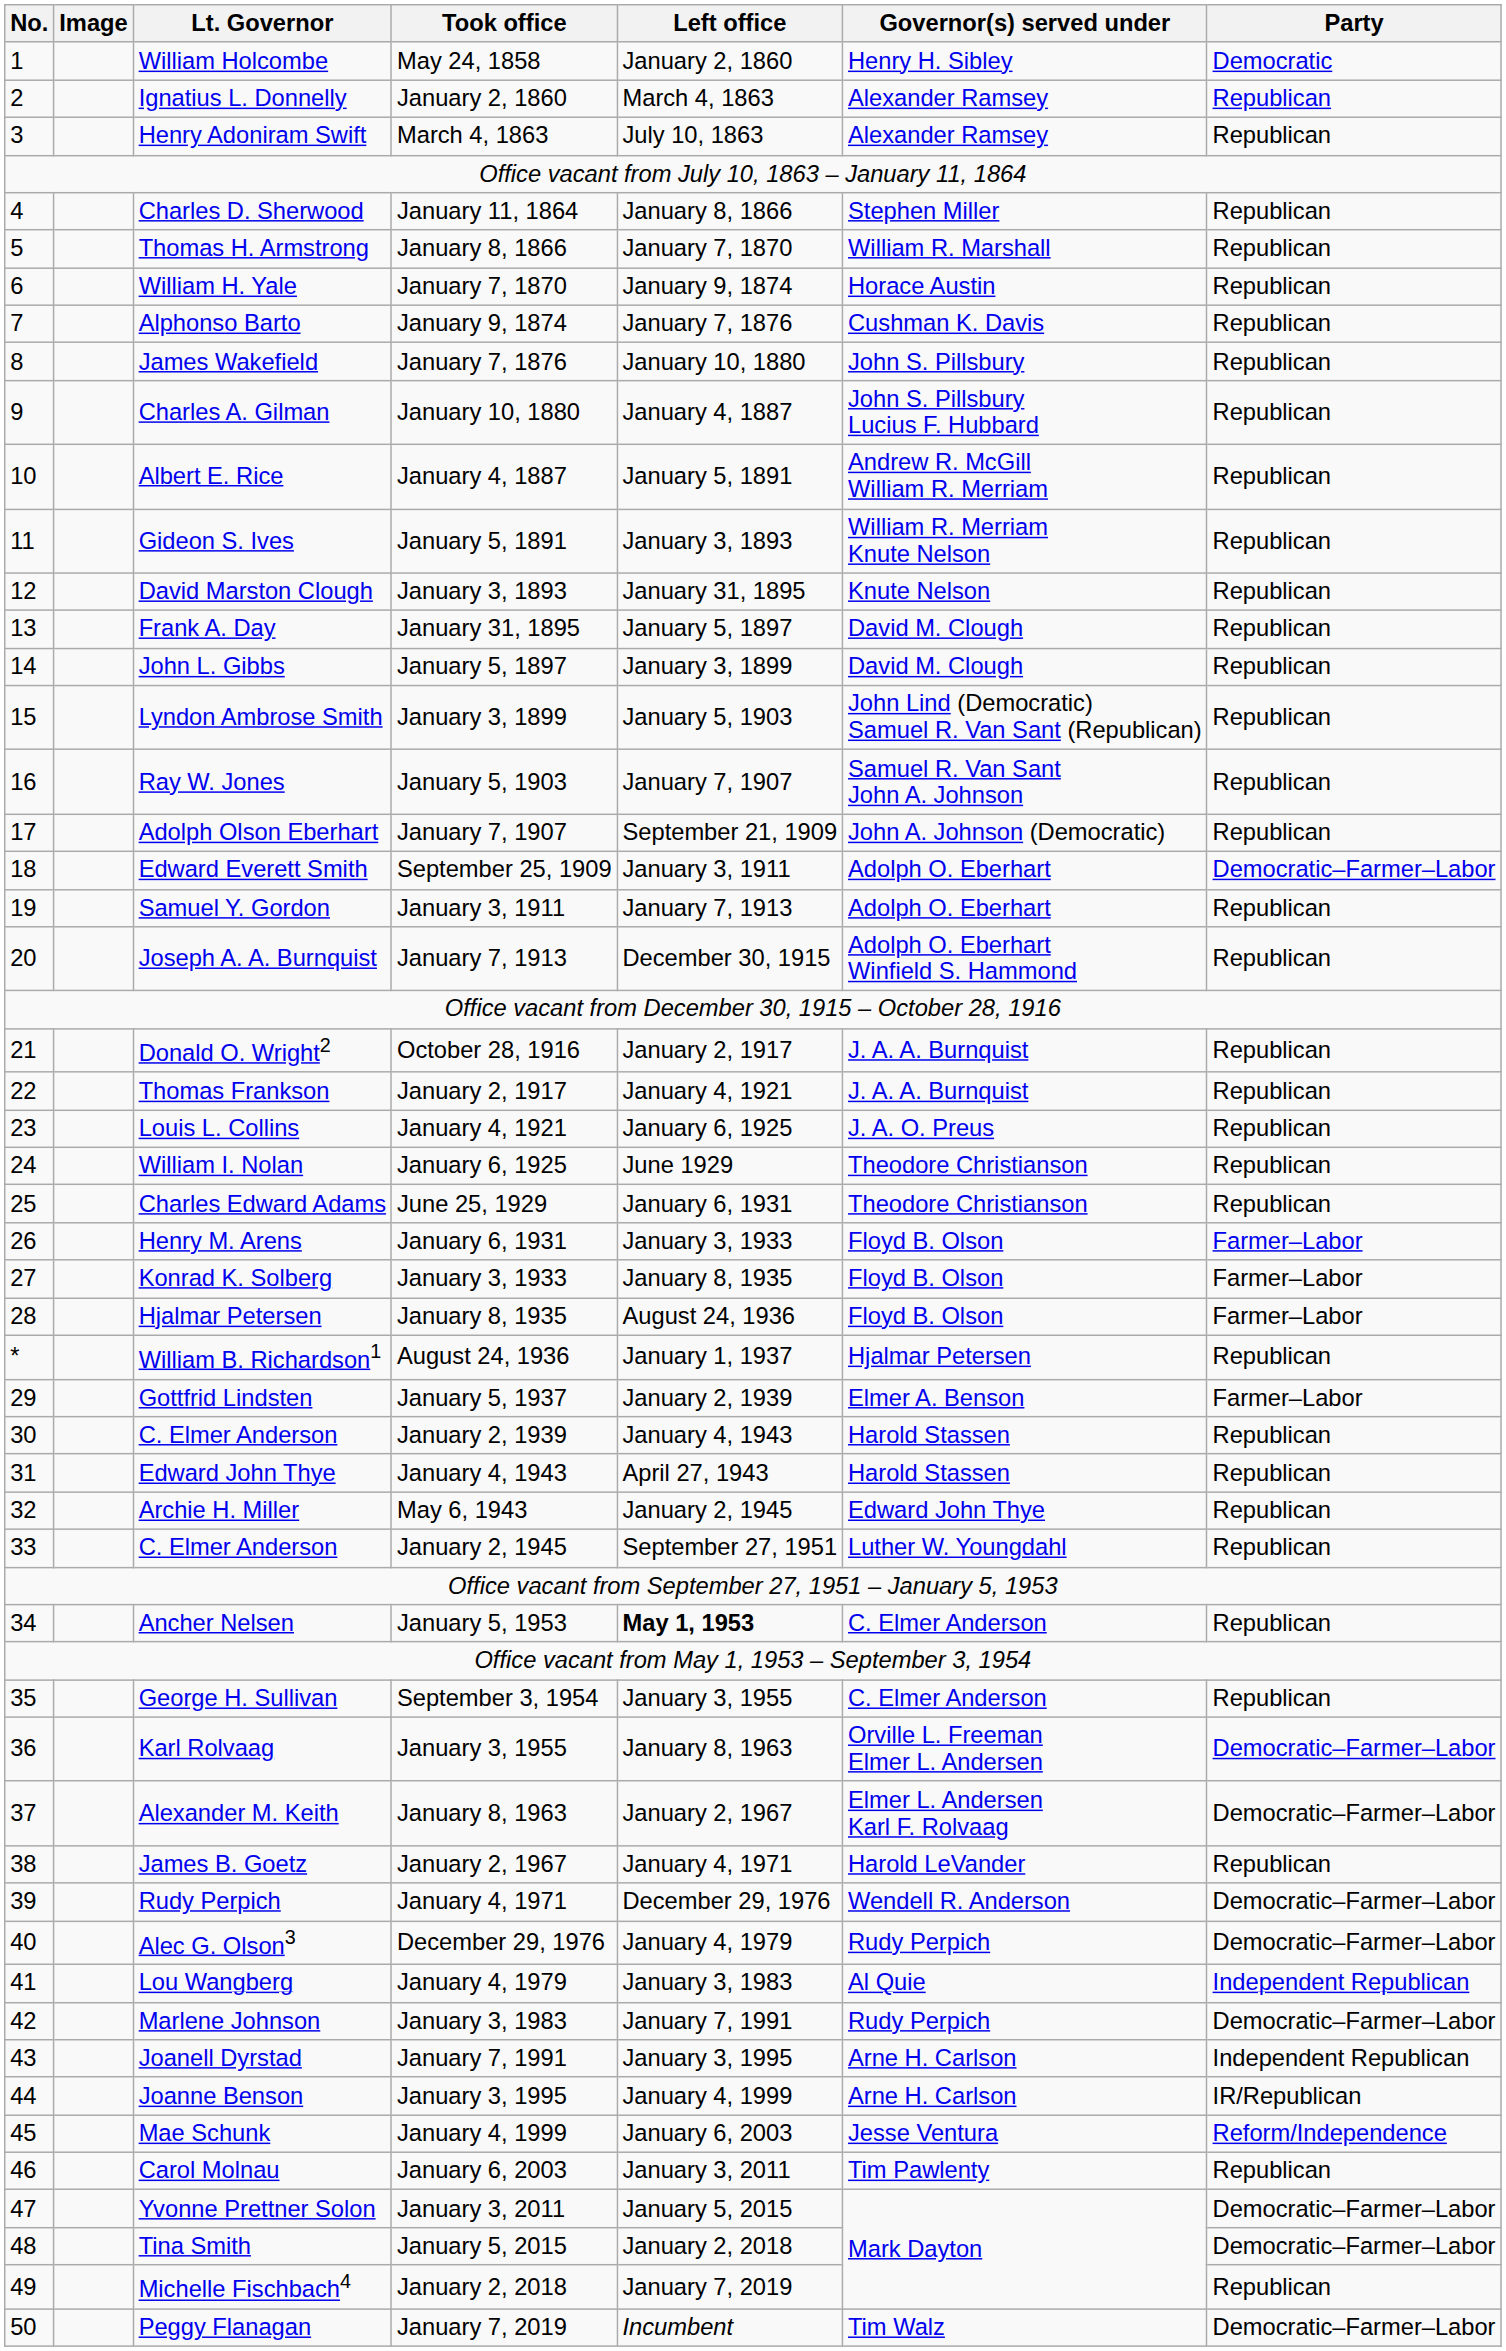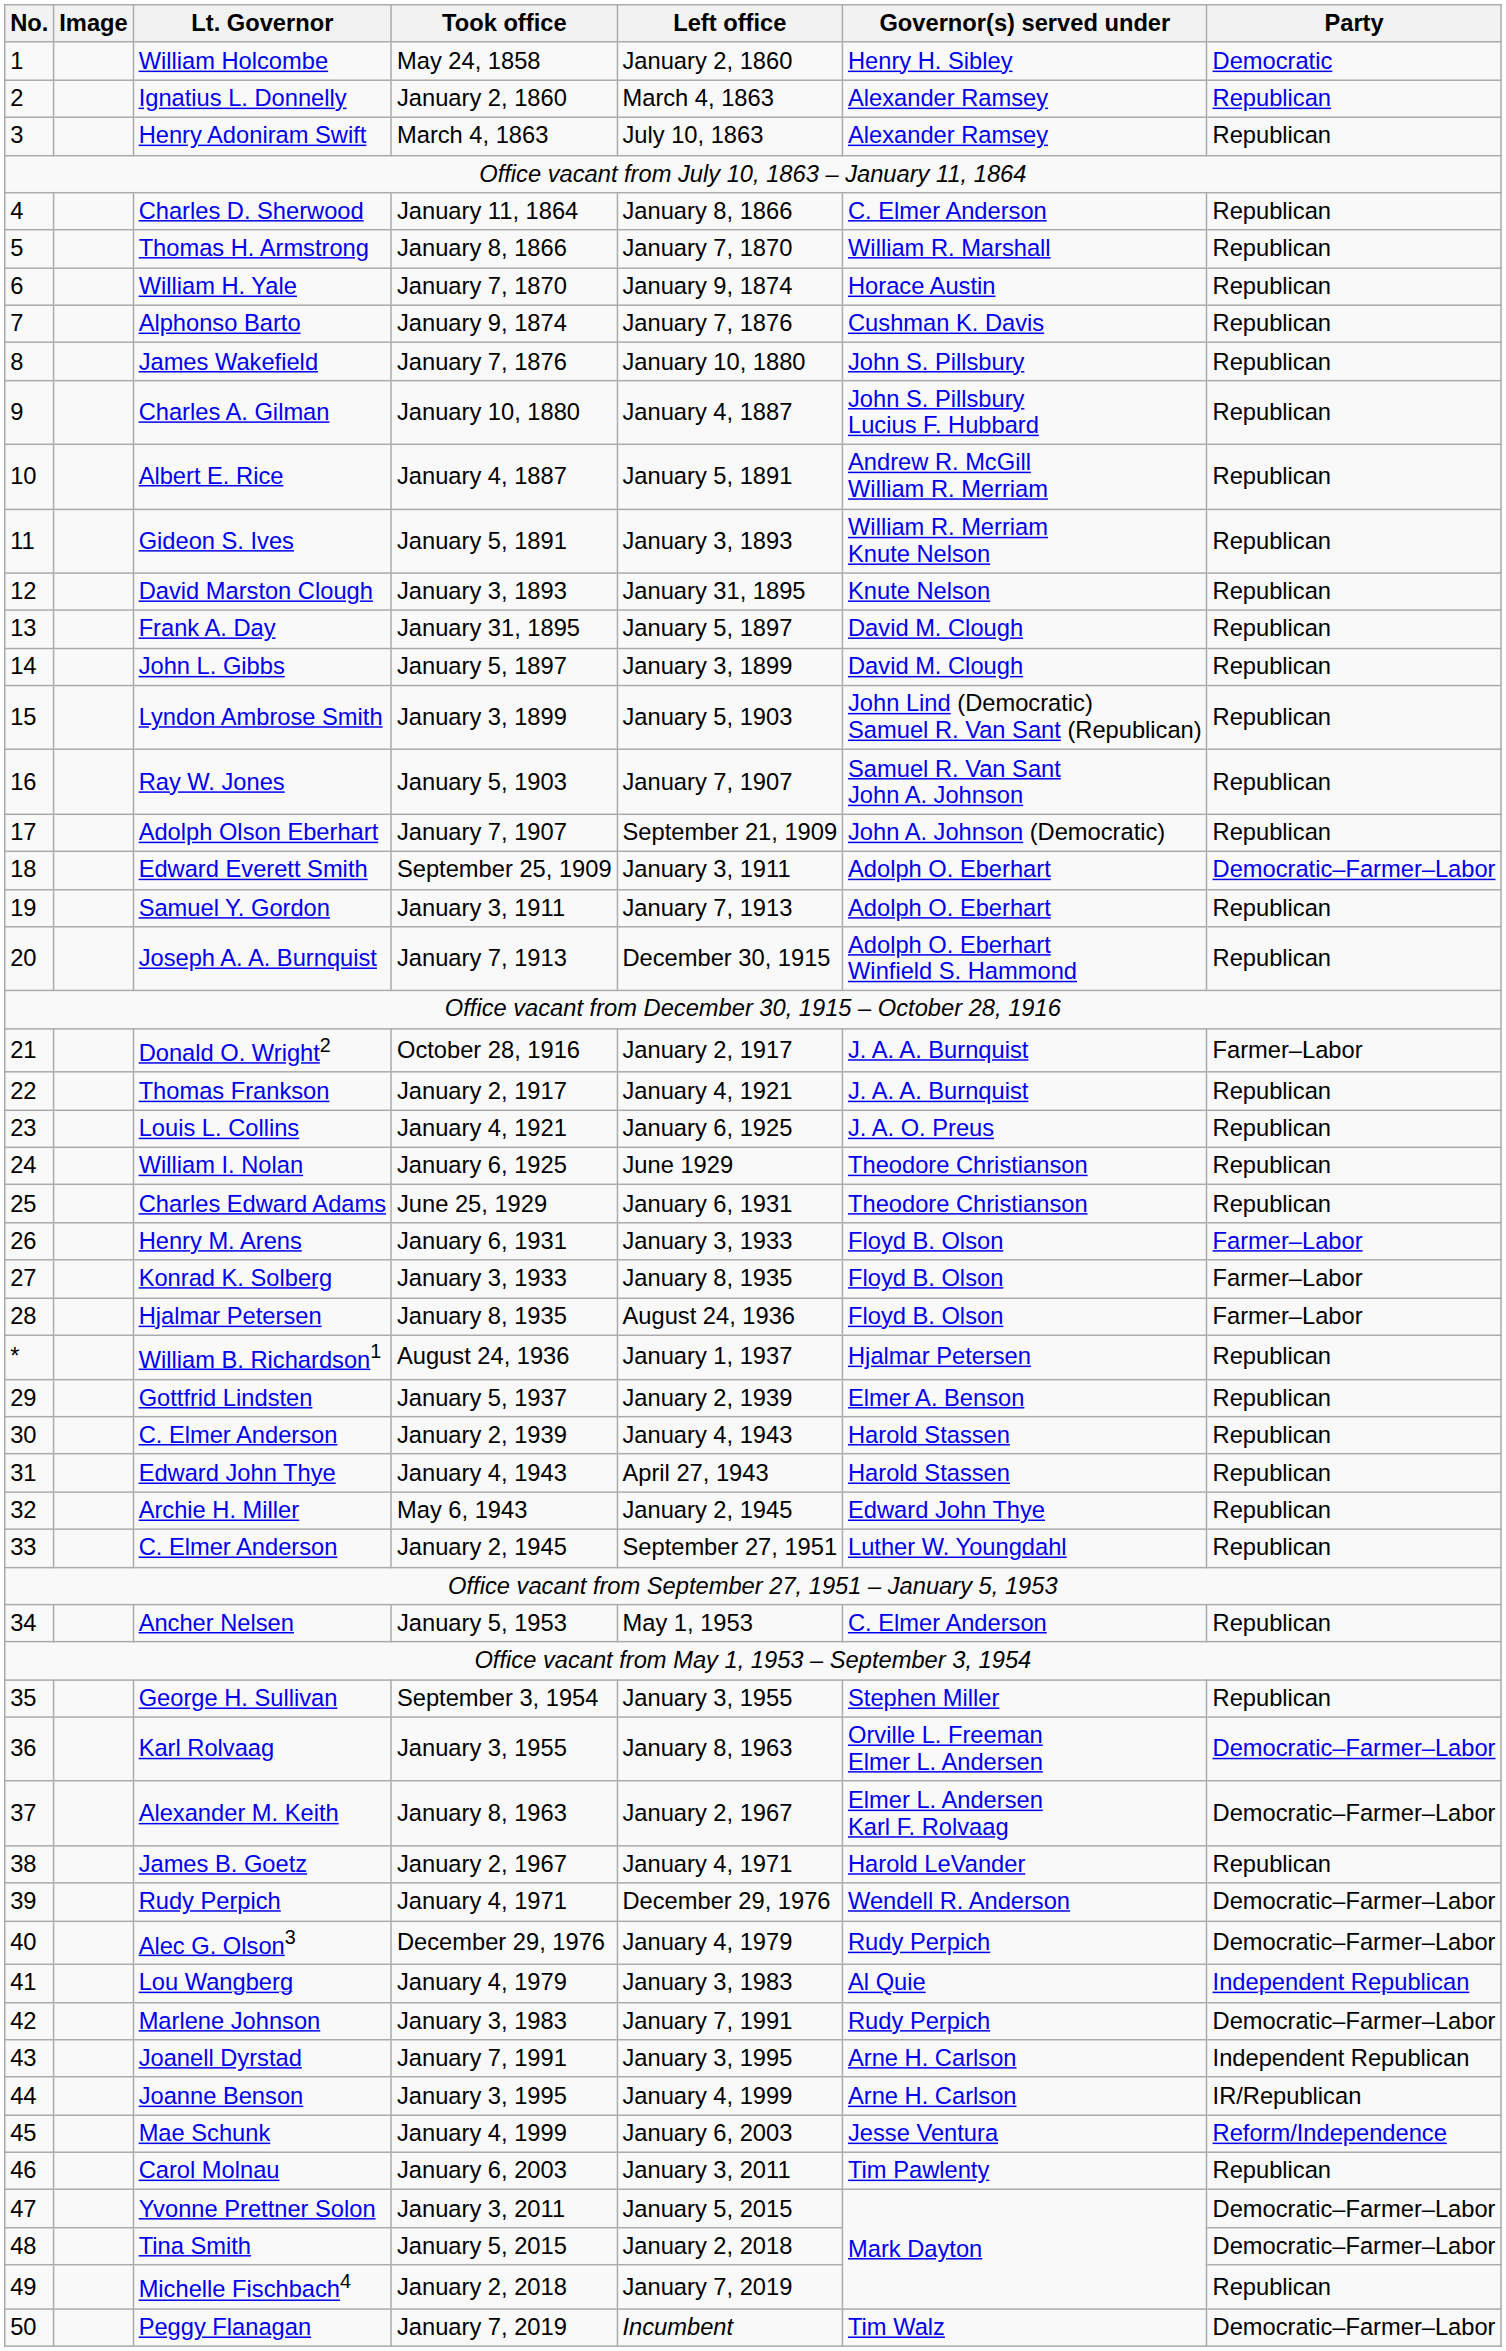(924, 211) Stephen Miller -> (947, 211) C. Elmer Anderson
(1272, 1050) Republican -> (1288, 1050) Farmer–Labor
(1288, 1397) Farmer–Labor -> (1272, 1397) Republican
(688, 1623) bold -> (688, 1623) normal
(947, 1698) C. Elmer Anderson -> (924, 1698) Stephen Miller
